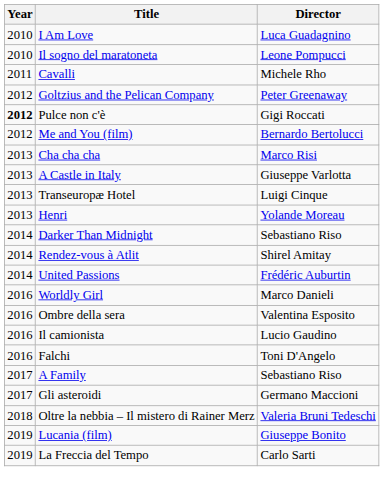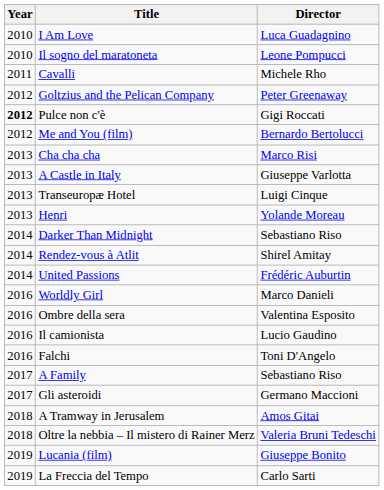+ row: (101, 415)
